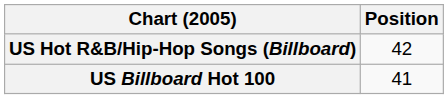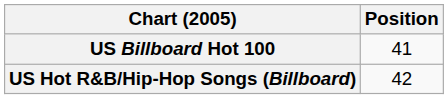rows swapped: (183, 78) <-> (183, 49)
